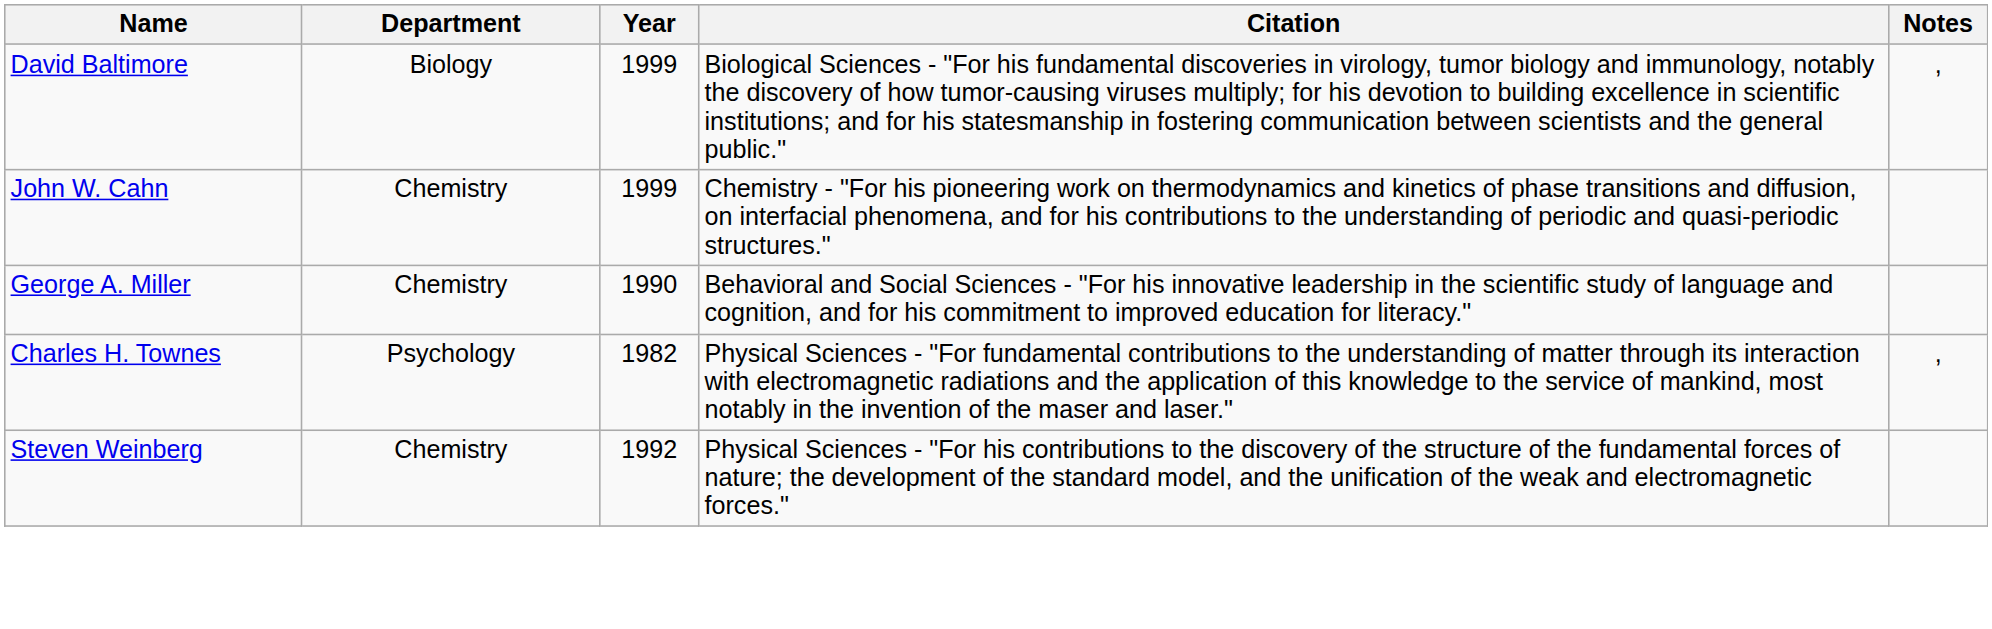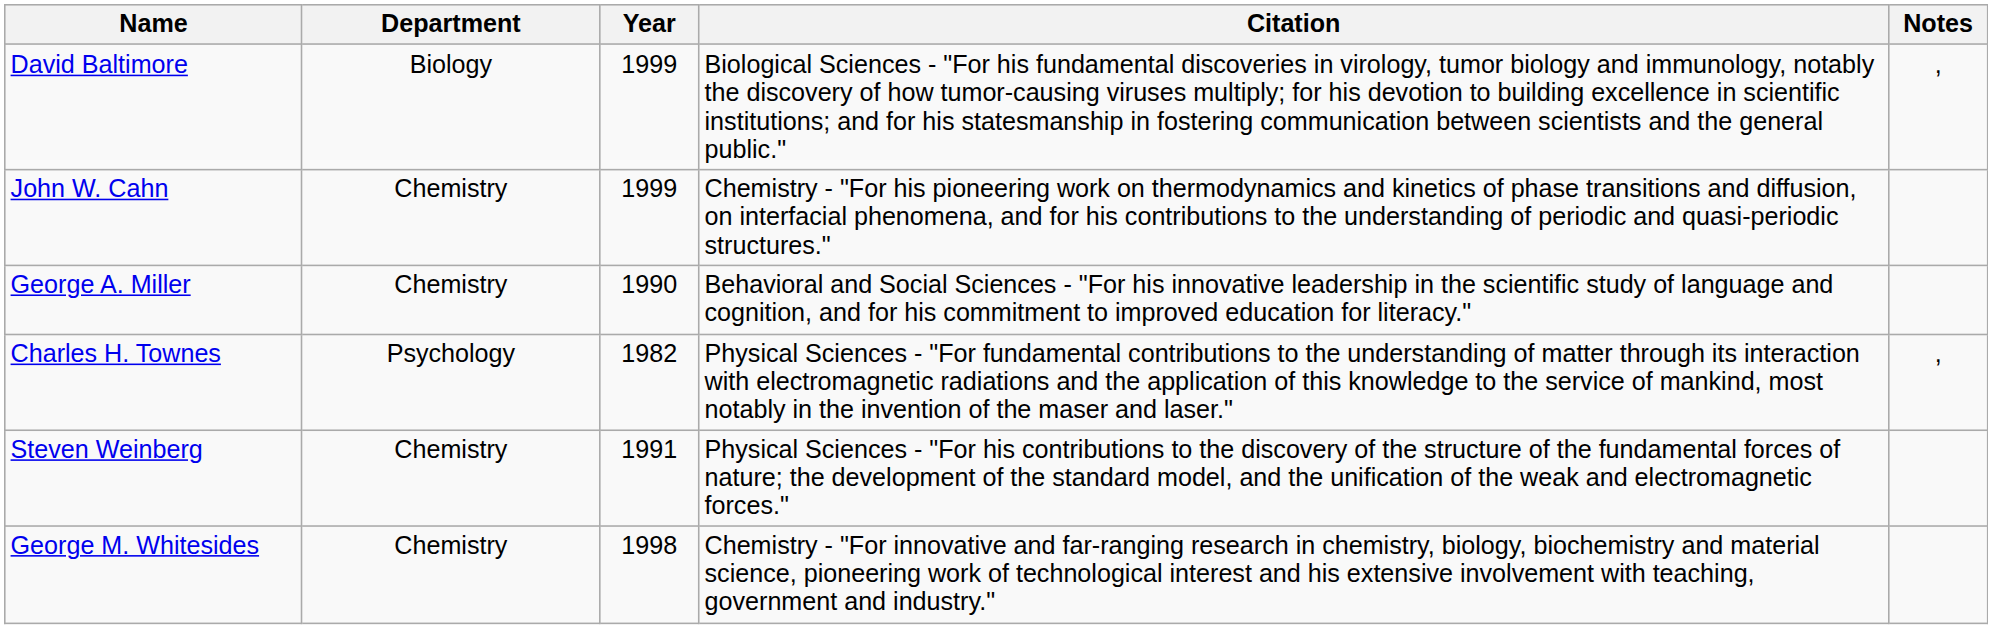(649, 449) 1992 -> (649, 449) 1991
+ row: (135, 546)
